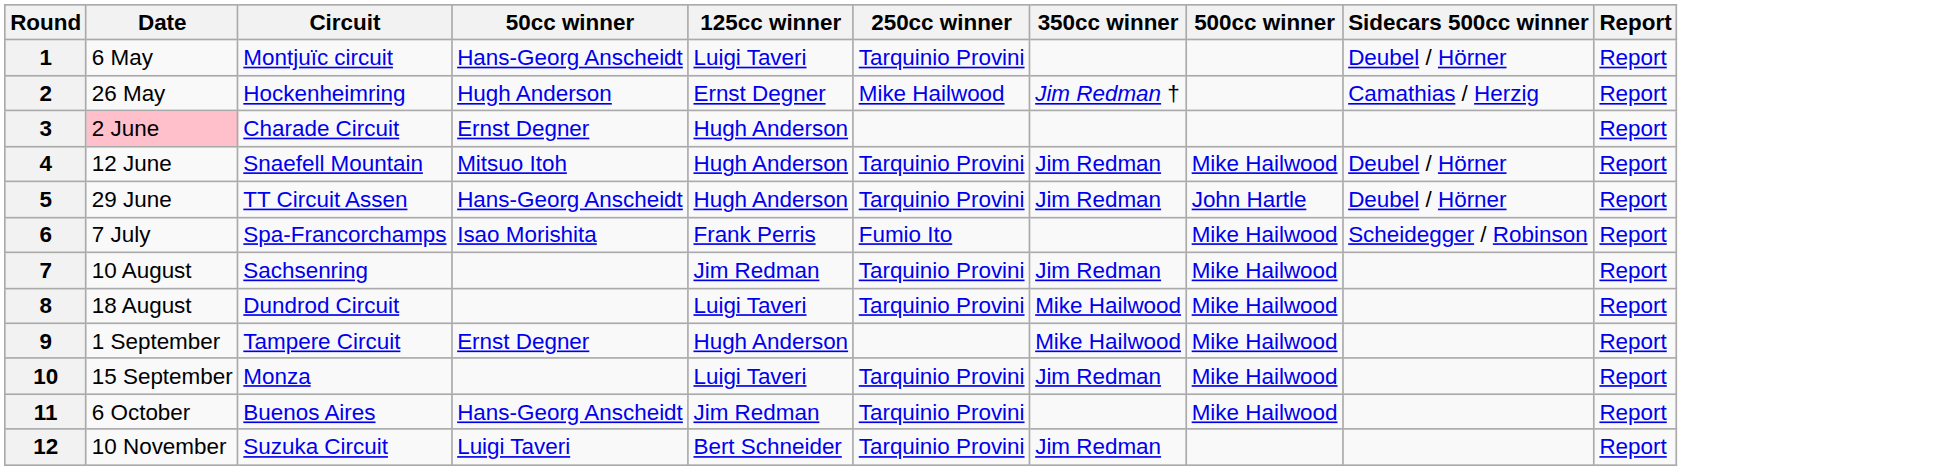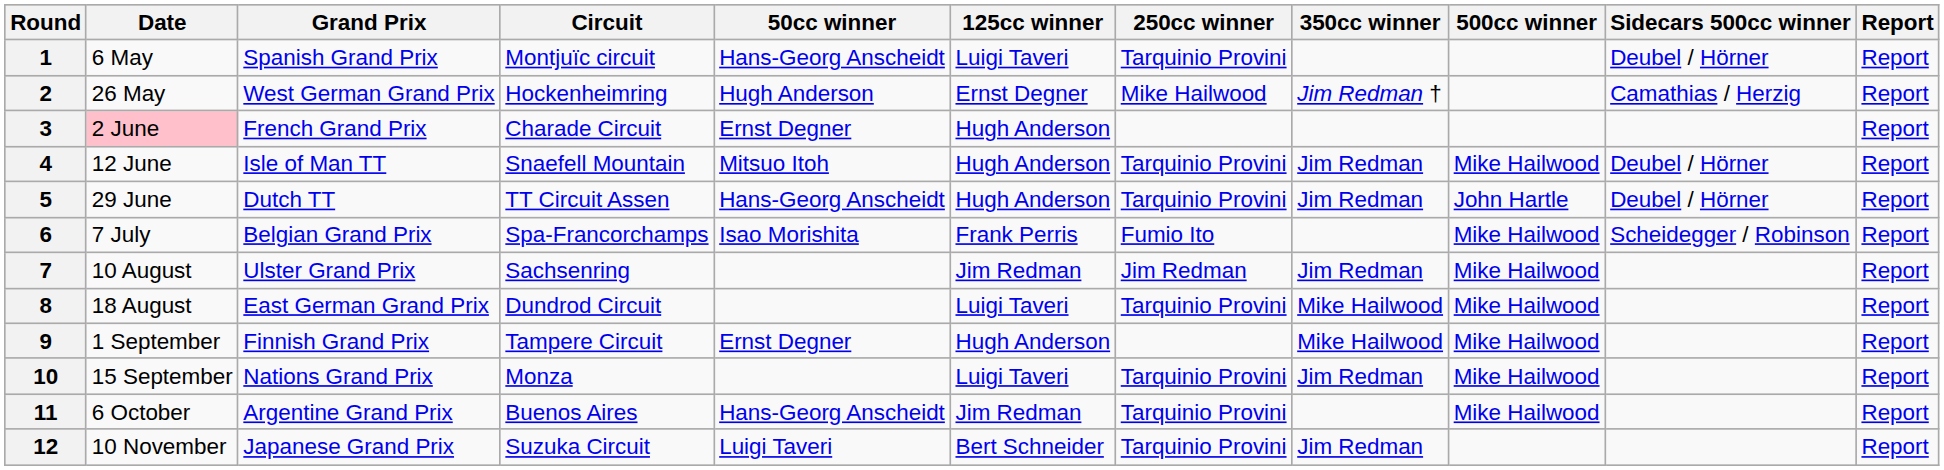+ column: (369, 22)
(942, 270) Tarquinio Provini -> (1184, 270) Jim Redman
